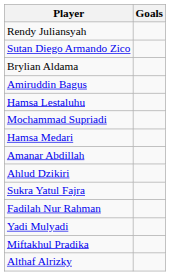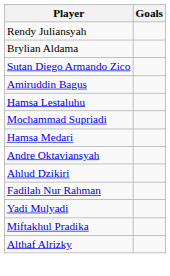rows swapped: (69, 48) <-> (43, 66)
+ row: (53, 155)
- row: (46, 155)
- row: (46, 191)
